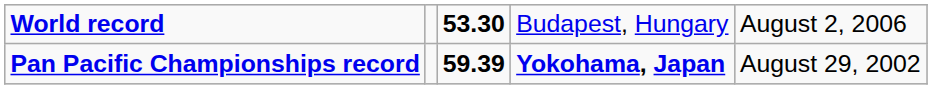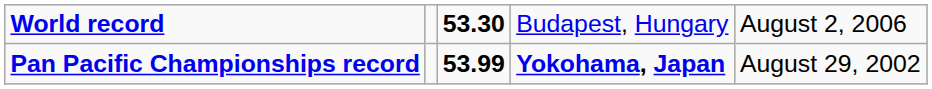(474, 63) 59.39 -> (474, 63) 53.99
